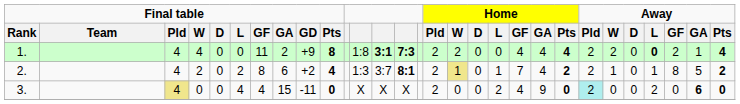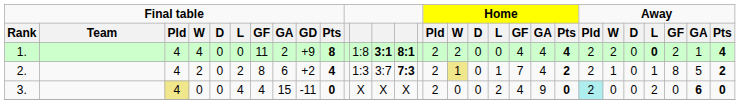(406, 52) 7:3 -> (406, 52) 8:1
(406, 71) 8:1 -> (406, 71) 7:3
